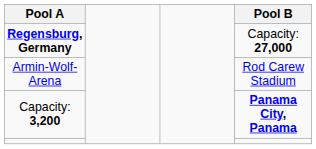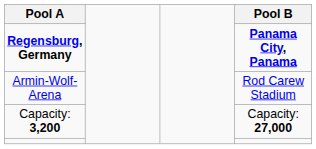(273, 40) Capacity: 27,000 -> (273, 47) Panama City, Panama
(273, 114) Panama City, Panama -> (273, 121) Capacity: 27,000
